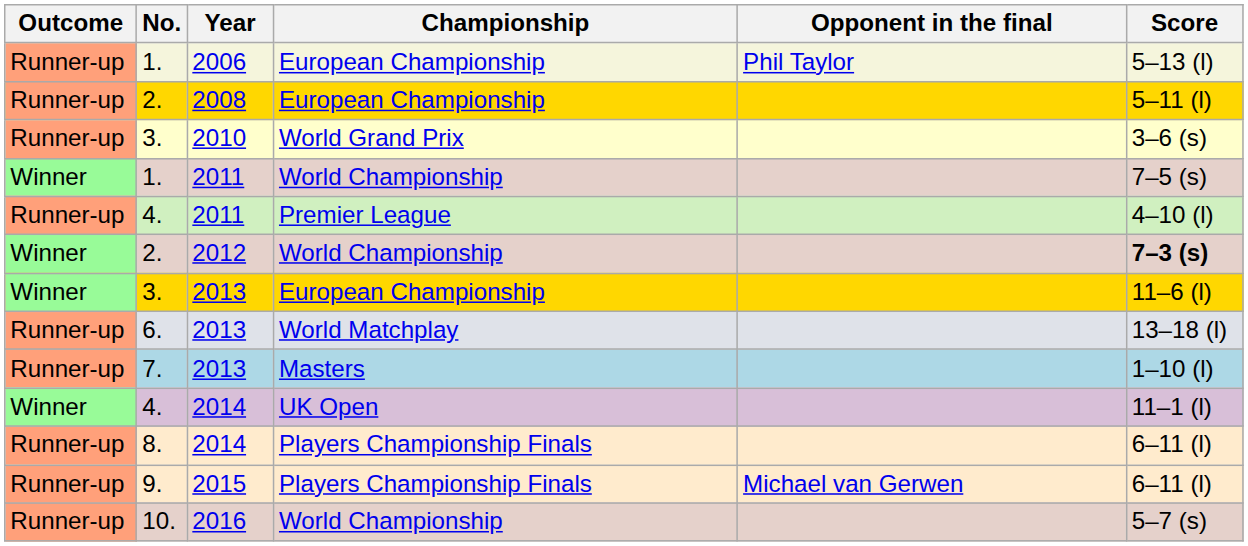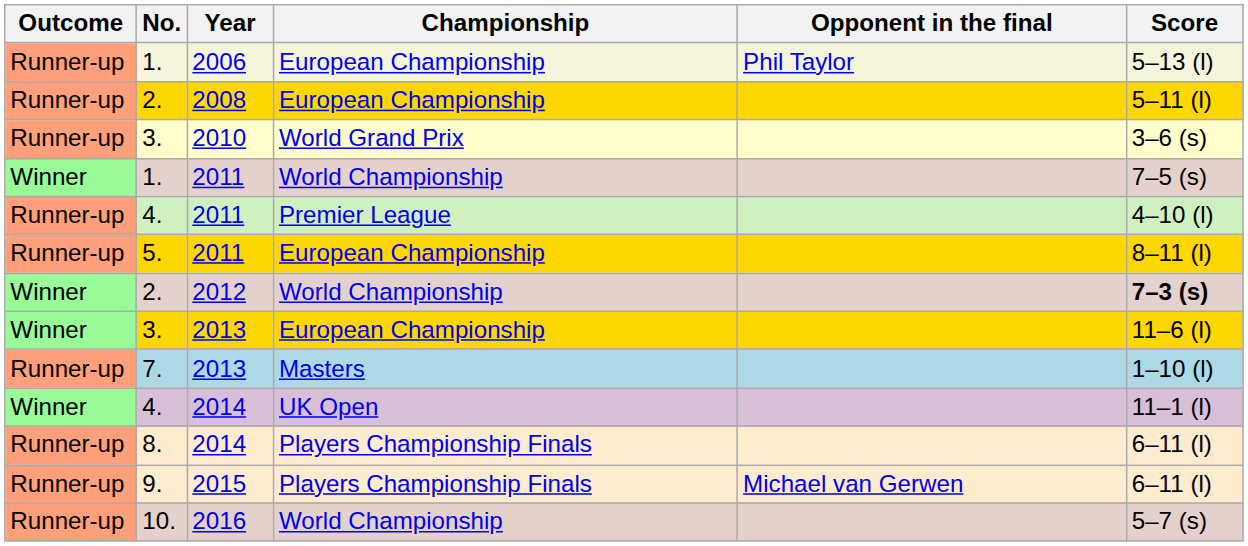+ row: (152, 253)
- row: (152, 330)
